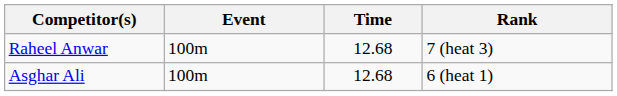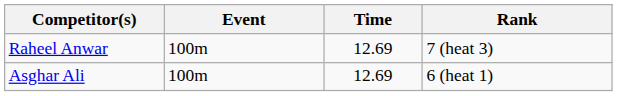(373, 47) 12.68 -> (373, 47) 12.69
(373, 76) 12.68 -> (373, 76) 12.69
